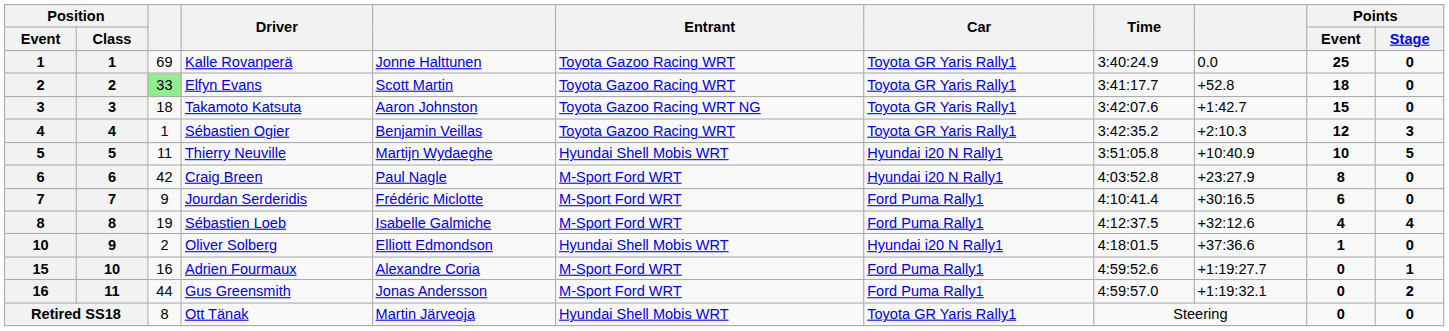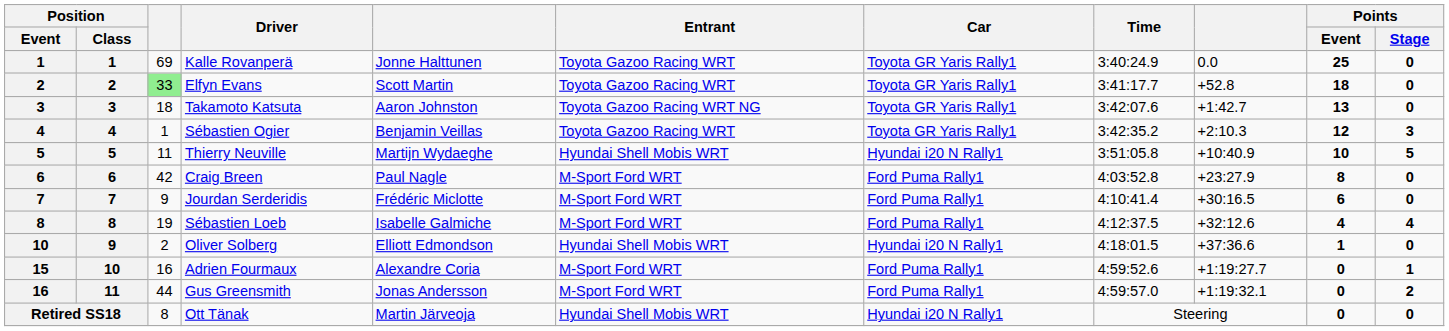(1341, 107) 15 -> (1341, 107) 13
(935, 176) Hyundai i20 N Rally1 -> (925, 176) Ford Puma Rally1
(942, 314) Toyota GR Yaris Rally1 -> (935, 314) Hyundai i20 N Rally1
